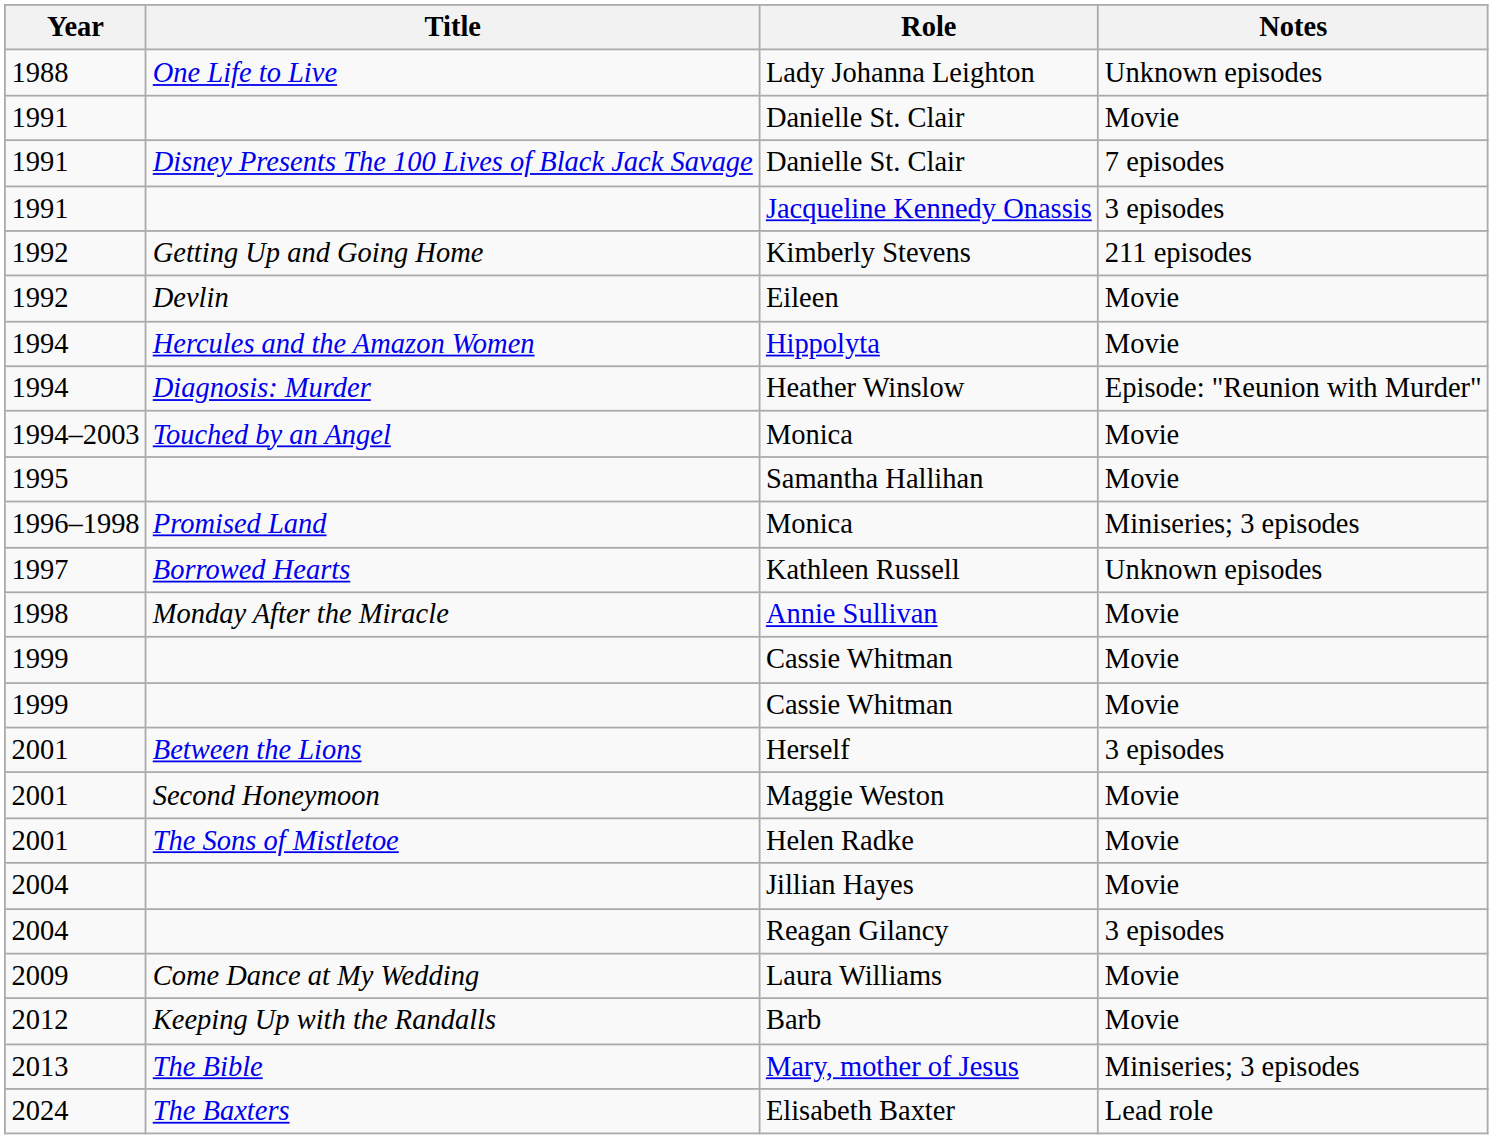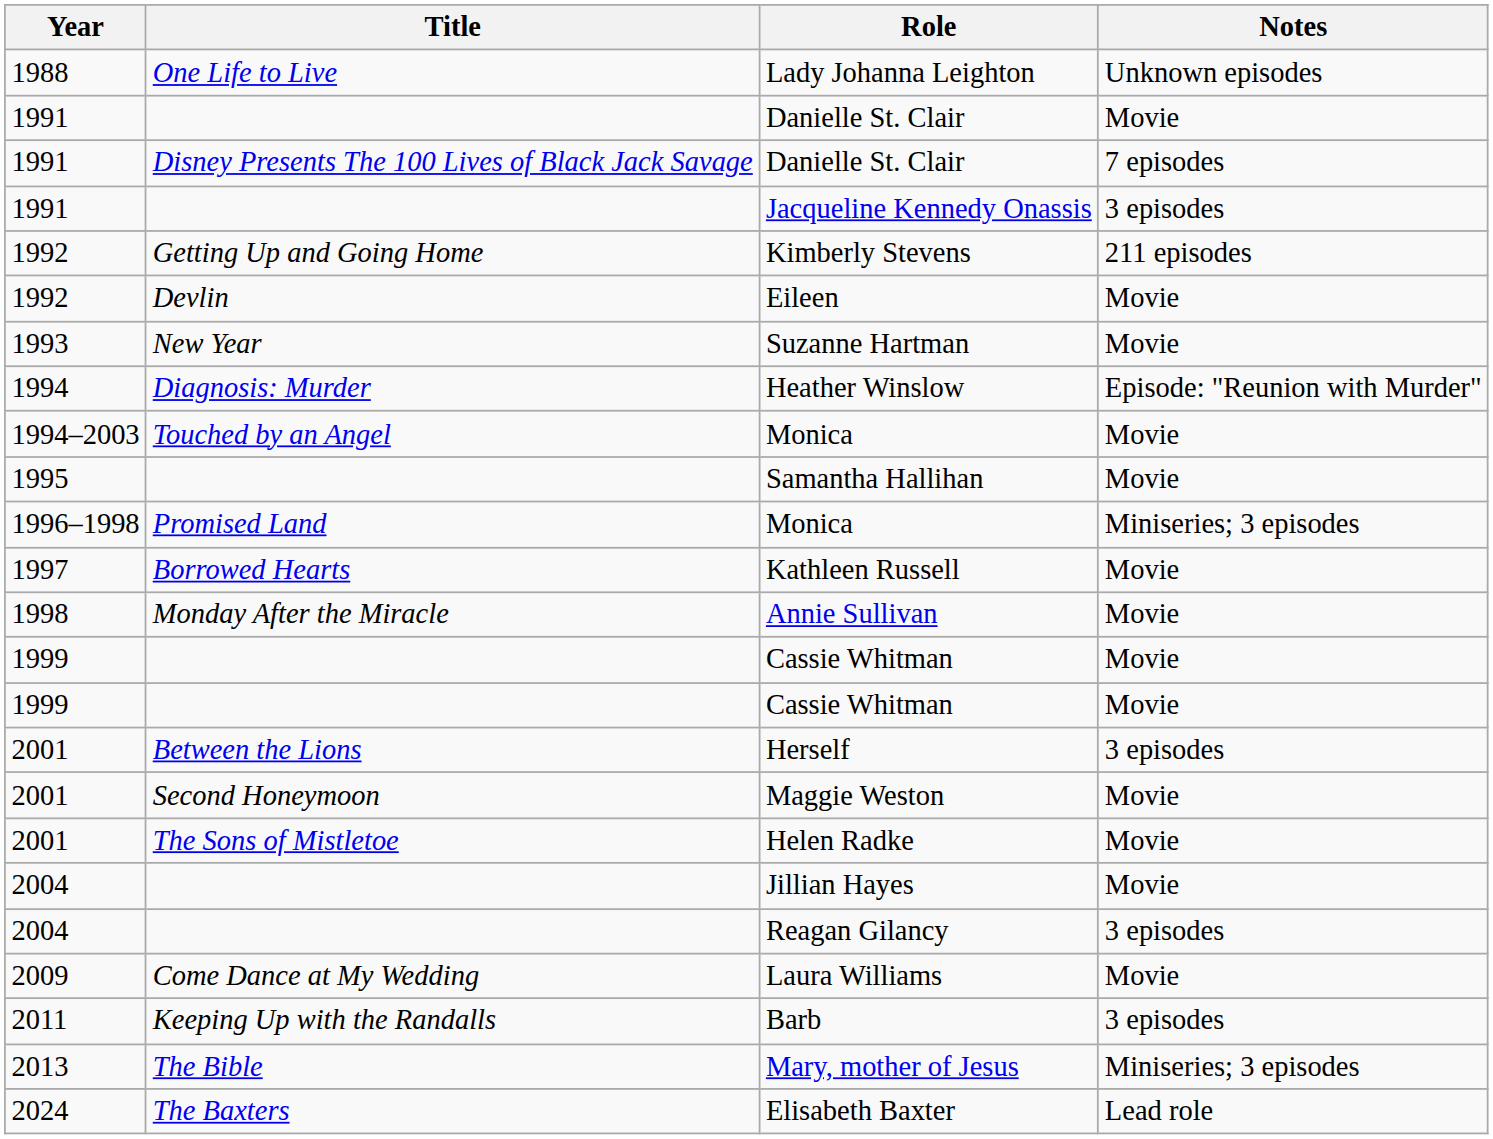+ row: (207, 343)
- row: (344, 343)
(1214, 569) Unknown episodes -> (1142, 569) Movie
(40, 1020) 2012 -> (39, 1020) 2011
(1142, 1020) Movie -> (1165, 1020) 3 episodes
